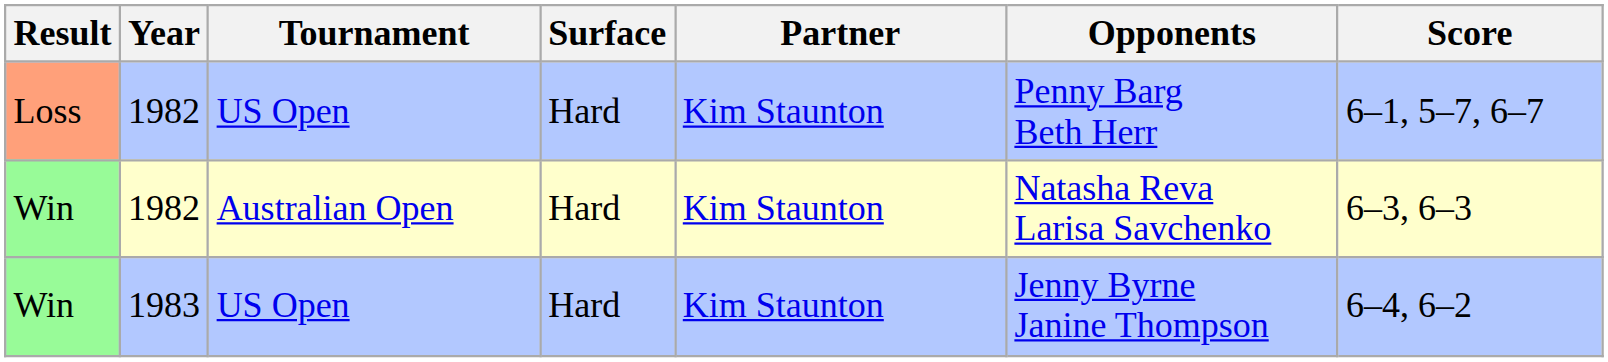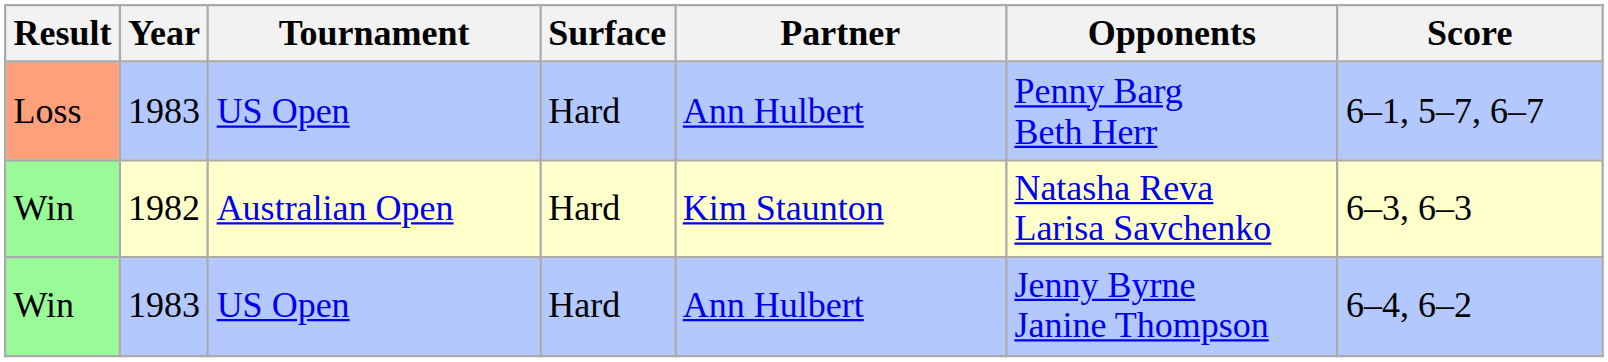(164, 110) 1982 -> (164, 110) 1983
(783, 110) Kim Staunton -> (773, 110) Ann Hulbert
(783, 305) Kim Staunton -> (773, 305) Ann Hulbert
